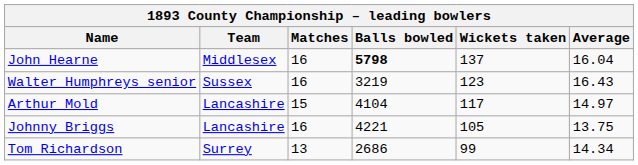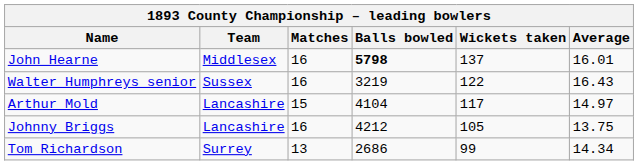(593, 60) 16.04 -> (593, 60) 16.01
(472, 82) 123 -> (472, 82) 122
(371, 127) 4221 -> (371, 127) 4212
